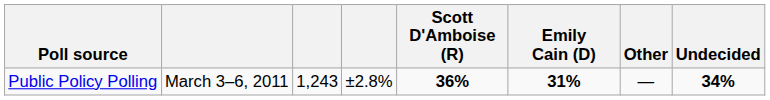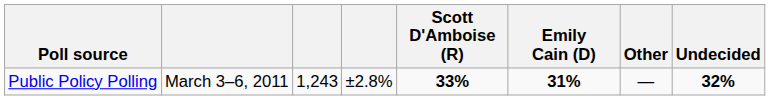(452, 81) 36% -> (452, 81) 33%
(718, 81) 34% -> (718, 81) 32%
